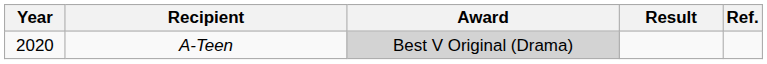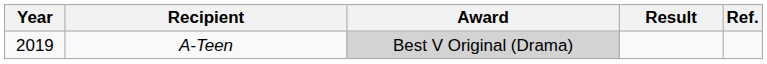(35, 44) 2020 -> (35, 44) 2019
